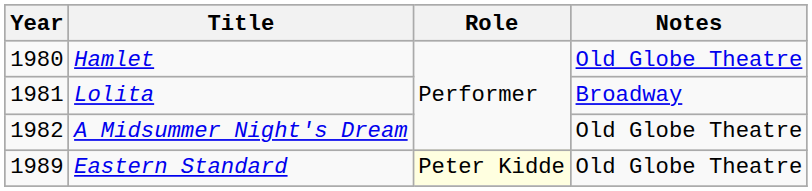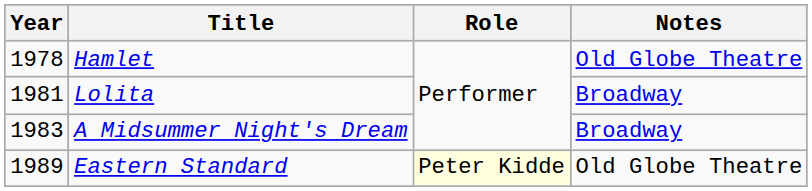(37, 59) 1980 -> (37, 59) 1978
(37, 132) 1982 -> (37, 132) 1983
(689, 132) Old Globe Theatre -> (629, 132) Broadway
